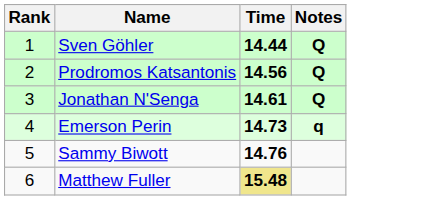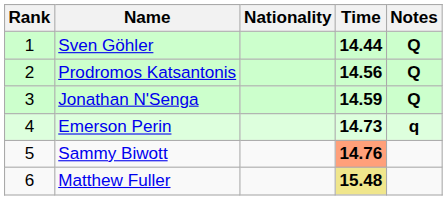+ column: (288, 18)
(266, 99) 14.61 -> (361, 99) 14.59
(266, 153) no background -> (361, 153) lightsalmon background
